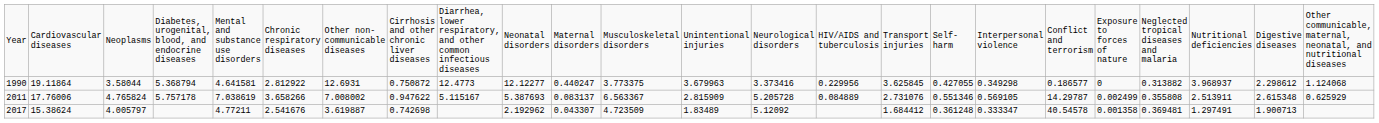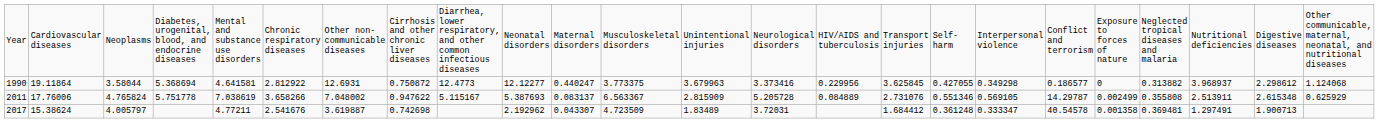(176, 83) 5.368794 -> (176, 83) 5.368694
(176, 97) 5.757178 -> (176, 97) 5.751778
(345, 97) 7.008002 -> (345, 97) 7.048002
(771, 111) 5.12092 -> (771, 111) 3.72031
